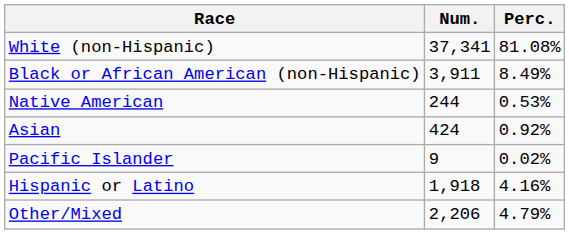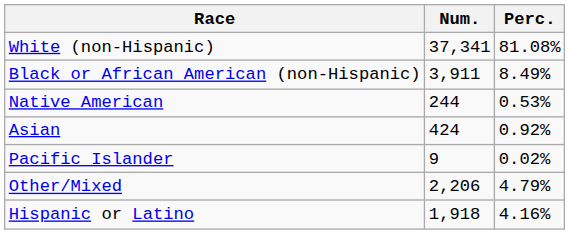rows swapped: (65, 214) <-> (101, 186)
